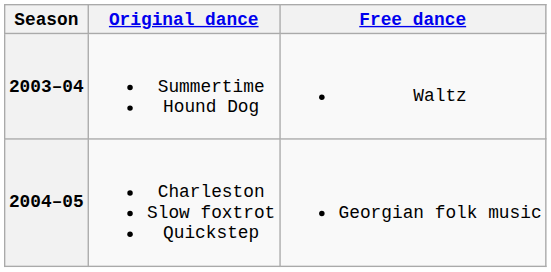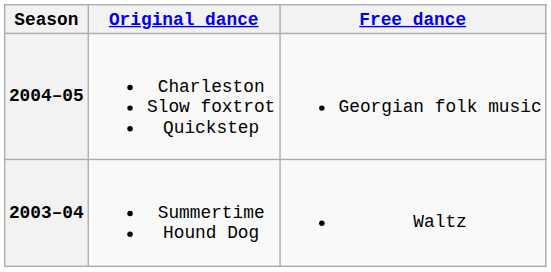rows swapped: (46, 203) <-> (46, 87)
